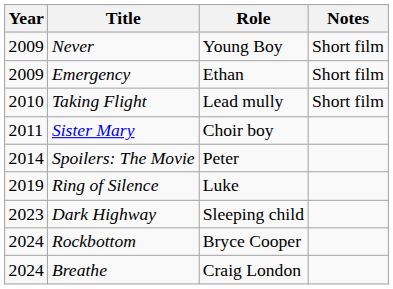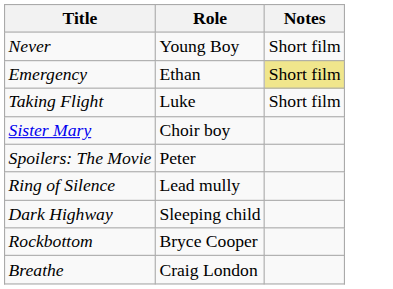- column: (26, 18)
(348, 74) no background -> (305, 74) khaki background
(243, 102) Lead mully -> (178, 102) Luke
(221, 185) Luke -> (200, 185) Lead mully
